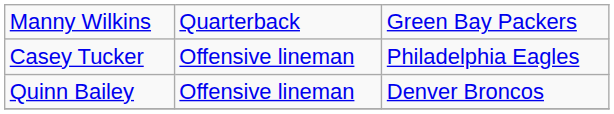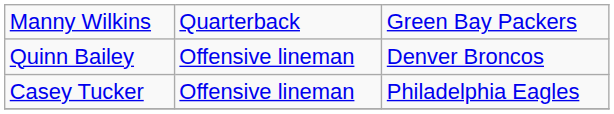rows swapped: (72, 91) <-> (77, 56)
